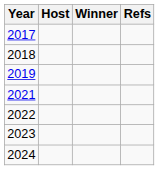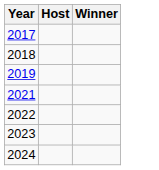- column: (137, 14)
